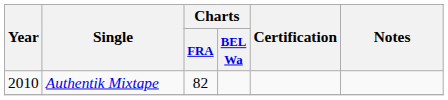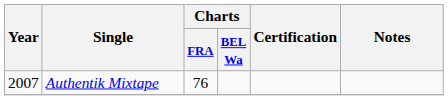(23, 82) 2010 -> (23, 82) 2007
(200, 82) 82 -> (200, 82) 76
